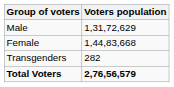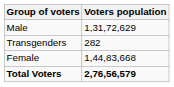rows swapped: (23, 43) <-> (36, 58)
